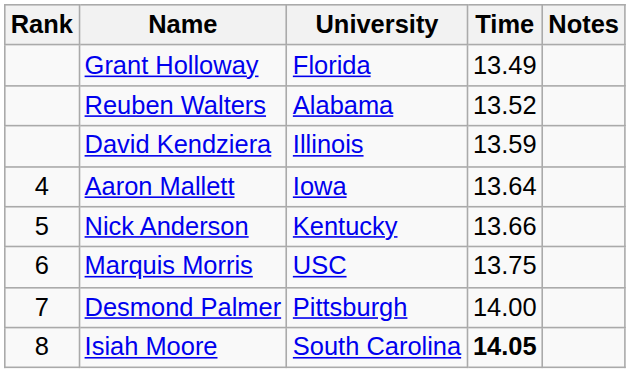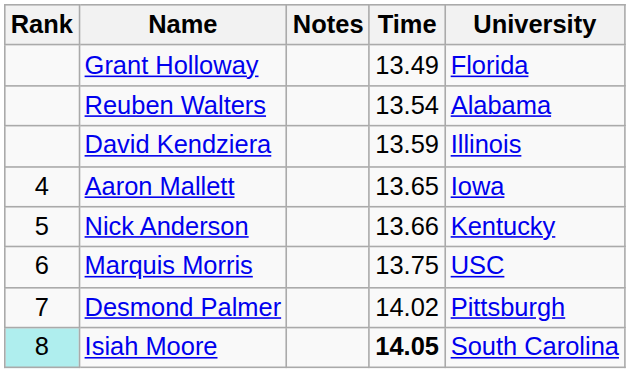columns swapped: (377, 24) <-> (584, 24)
(505, 105) 13.52 -> (407, 105) 13.54
(505, 186) 13.64 -> (407, 186) 13.65
(505, 307) 14.00 -> (407, 307) 14.02
(42, 347) no background -> (42, 347) paleturquoise background
